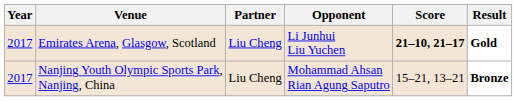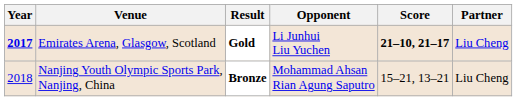columns swapped: (255, 15) <-> (489, 15)
(20, 43) normal -> (20, 43) bold
(20, 78) 2017 -> (20, 78) 2018
